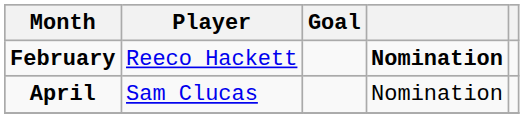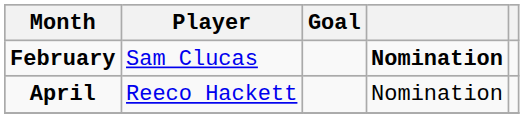(212, 59) Reeco Hackett -> (192, 59) Sam Clucas
(192, 94) Sam Clucas -> (212, 94) Reeco Hackett
